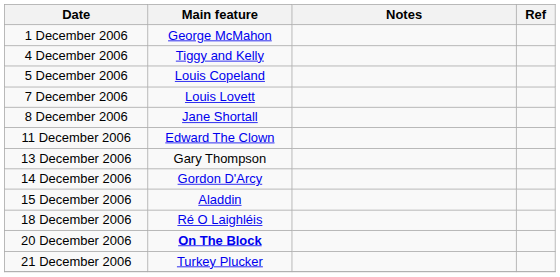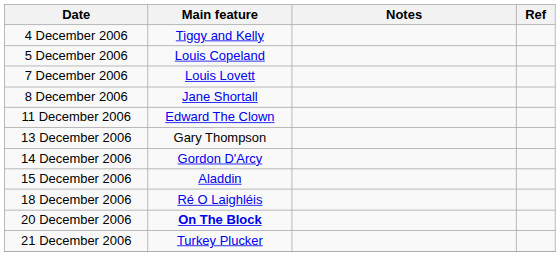- row: (76, 35)
